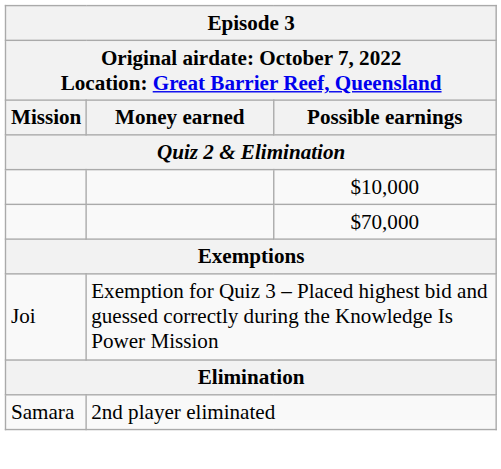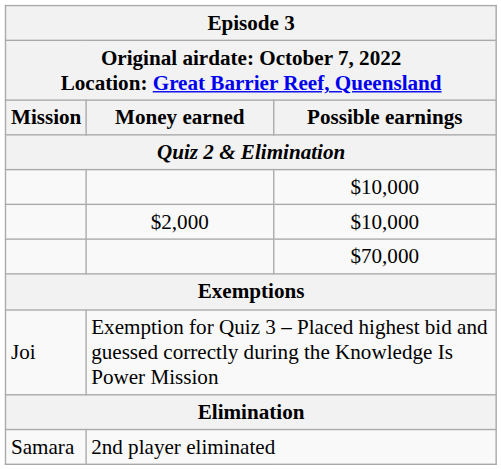+ row: (180, 222)
